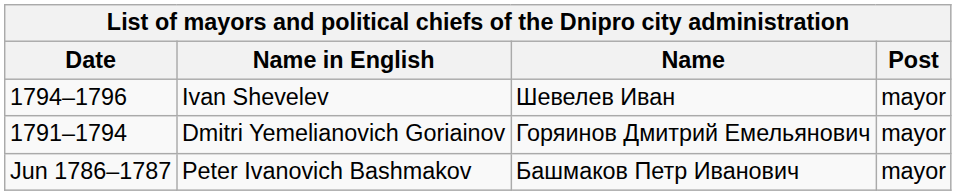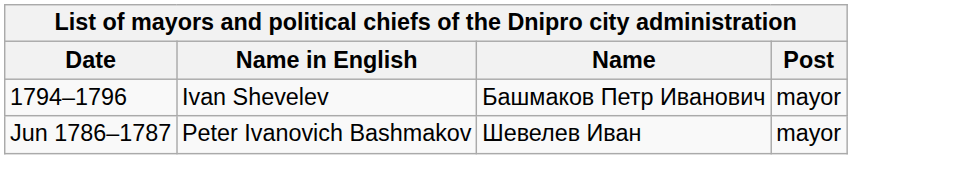(596, 97) Шевелев Иван -> (624, 97) Башмаков Петр Иванович
- row: (344, 134)
(658, 171) Башмаков Петр Иванович -> (562, 134) Шевелев Иван
